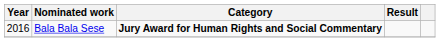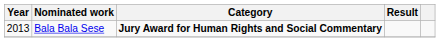(18, 28) 2016 -> (18, 28) 2013
